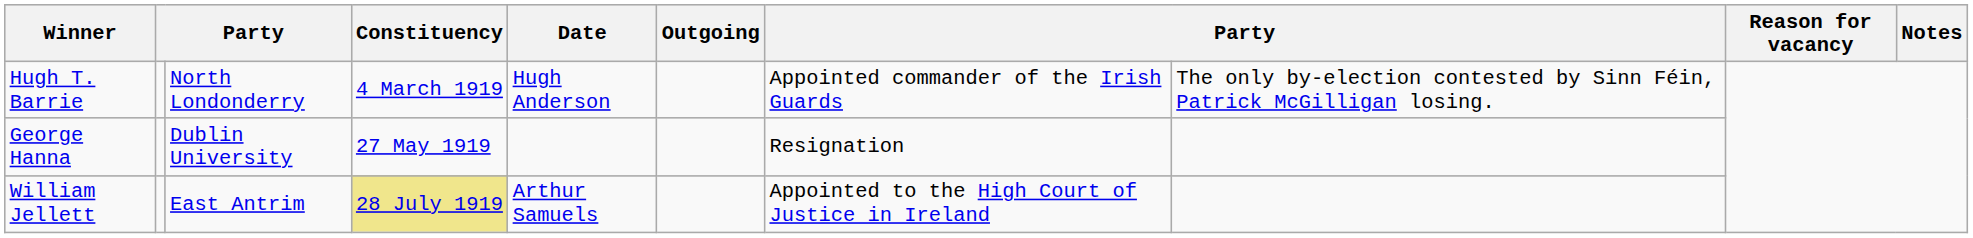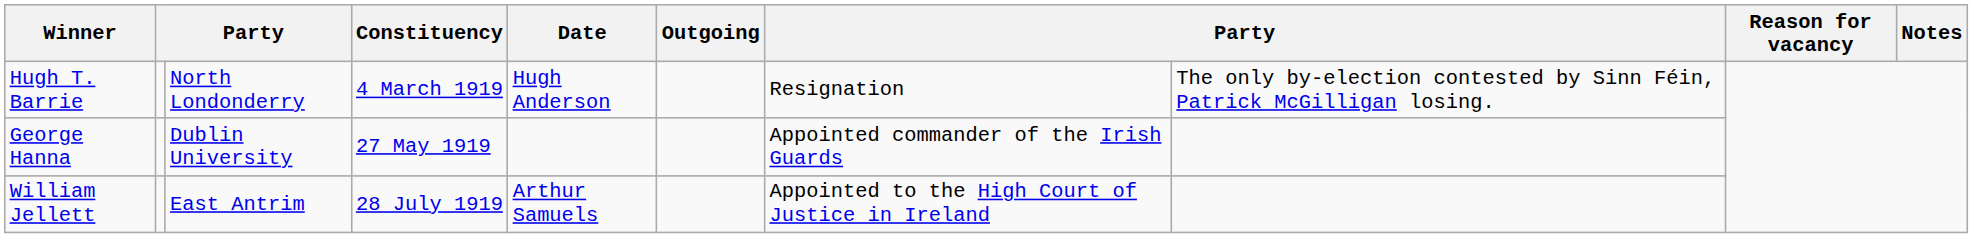(965, 90) Appointed commander of the Irish Guards -> (837, 90) Resignation
(837, 147) Resignation -> (965, 147) Appointed commander of the Irish Guards
(429, 204) khaki background -> (429, 204) no background
